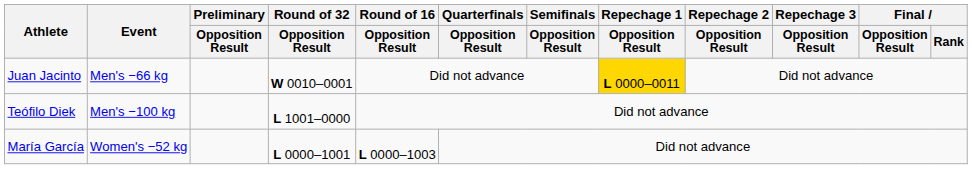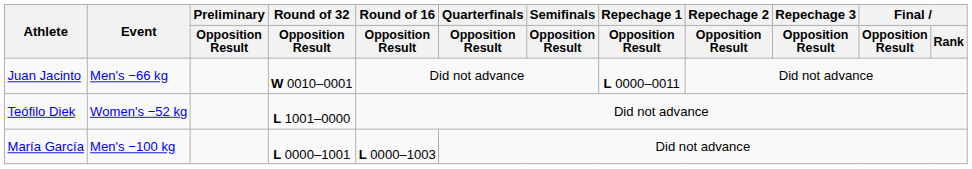(642, 84) gold background -> (642, 84) no background
(133, 112) Men's −100 kg -> (139, 112) Women's −52 kg
(139, 147) Women's −52 kg -> (133, 147) Men's −100 kg
